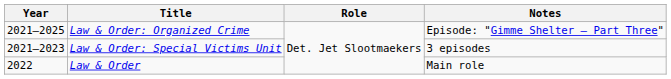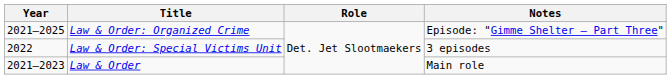(36, 48) 2021–2023 -> (20, 48) 2022
(20, 65) 2022 -> (36, 65) 2021–2023
